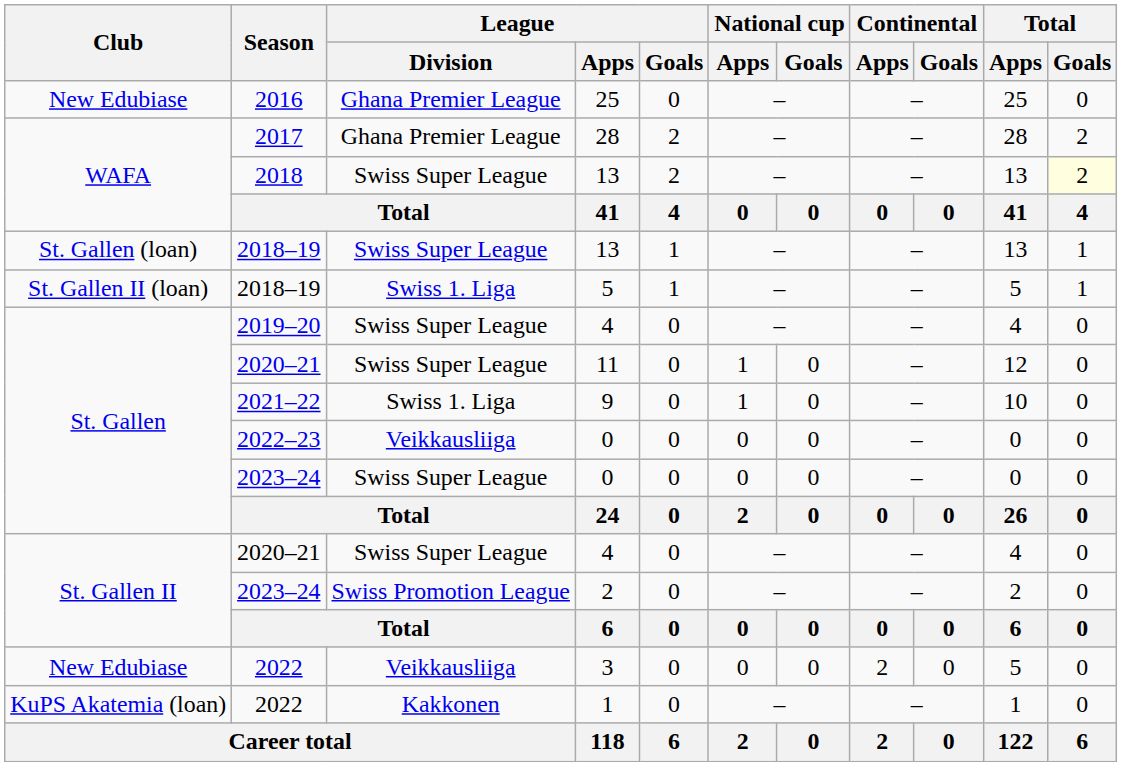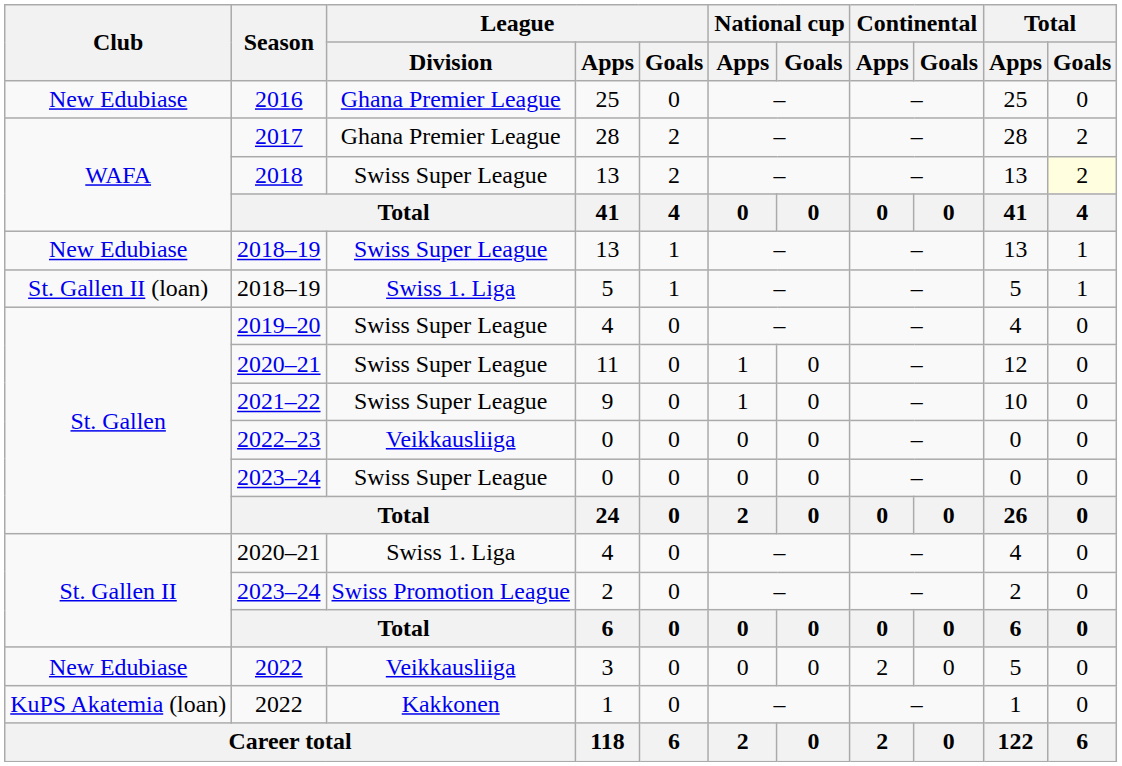(118, 250) St. Gallen (loan) -> (118, 250) New Edubiase
(451, 401) Swiss 1. Liga -> (451, 401) Swiss Super League
(451, 552) Swiss Super League -> (451, 552) Swiss 1. Liga
